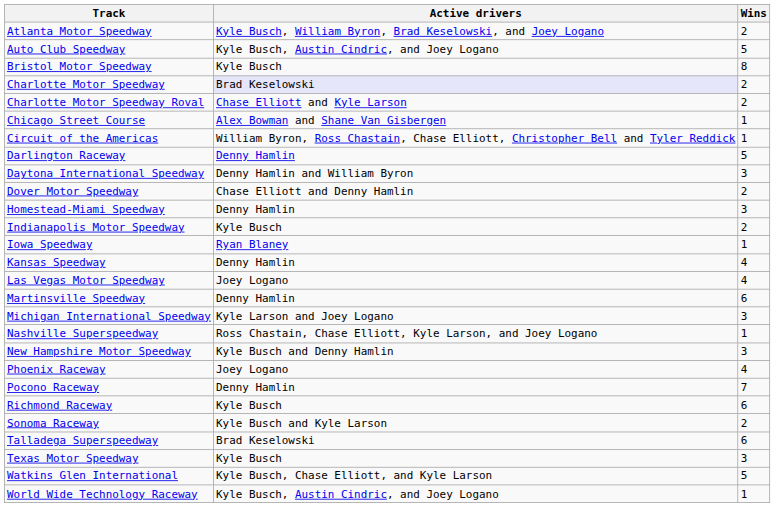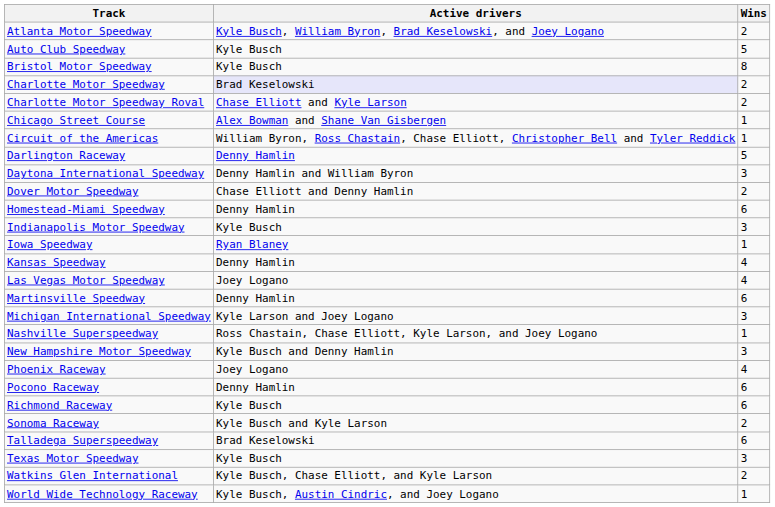(357, 49) Kyle Busch, Austin Cindric, and Joey Logano -> (249, 49) Kyle Busch
(744, 209) 3 -> (744, 209) 6
(744, 227) 2 -> (744, 227) 3
(744, 387) 7 -> (744, 387) 6
(744, 476) 5 -> (744, 476) 2
